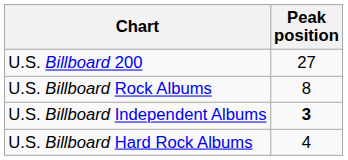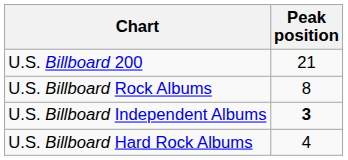(306, 62) 27 -> (306, 62) 21
